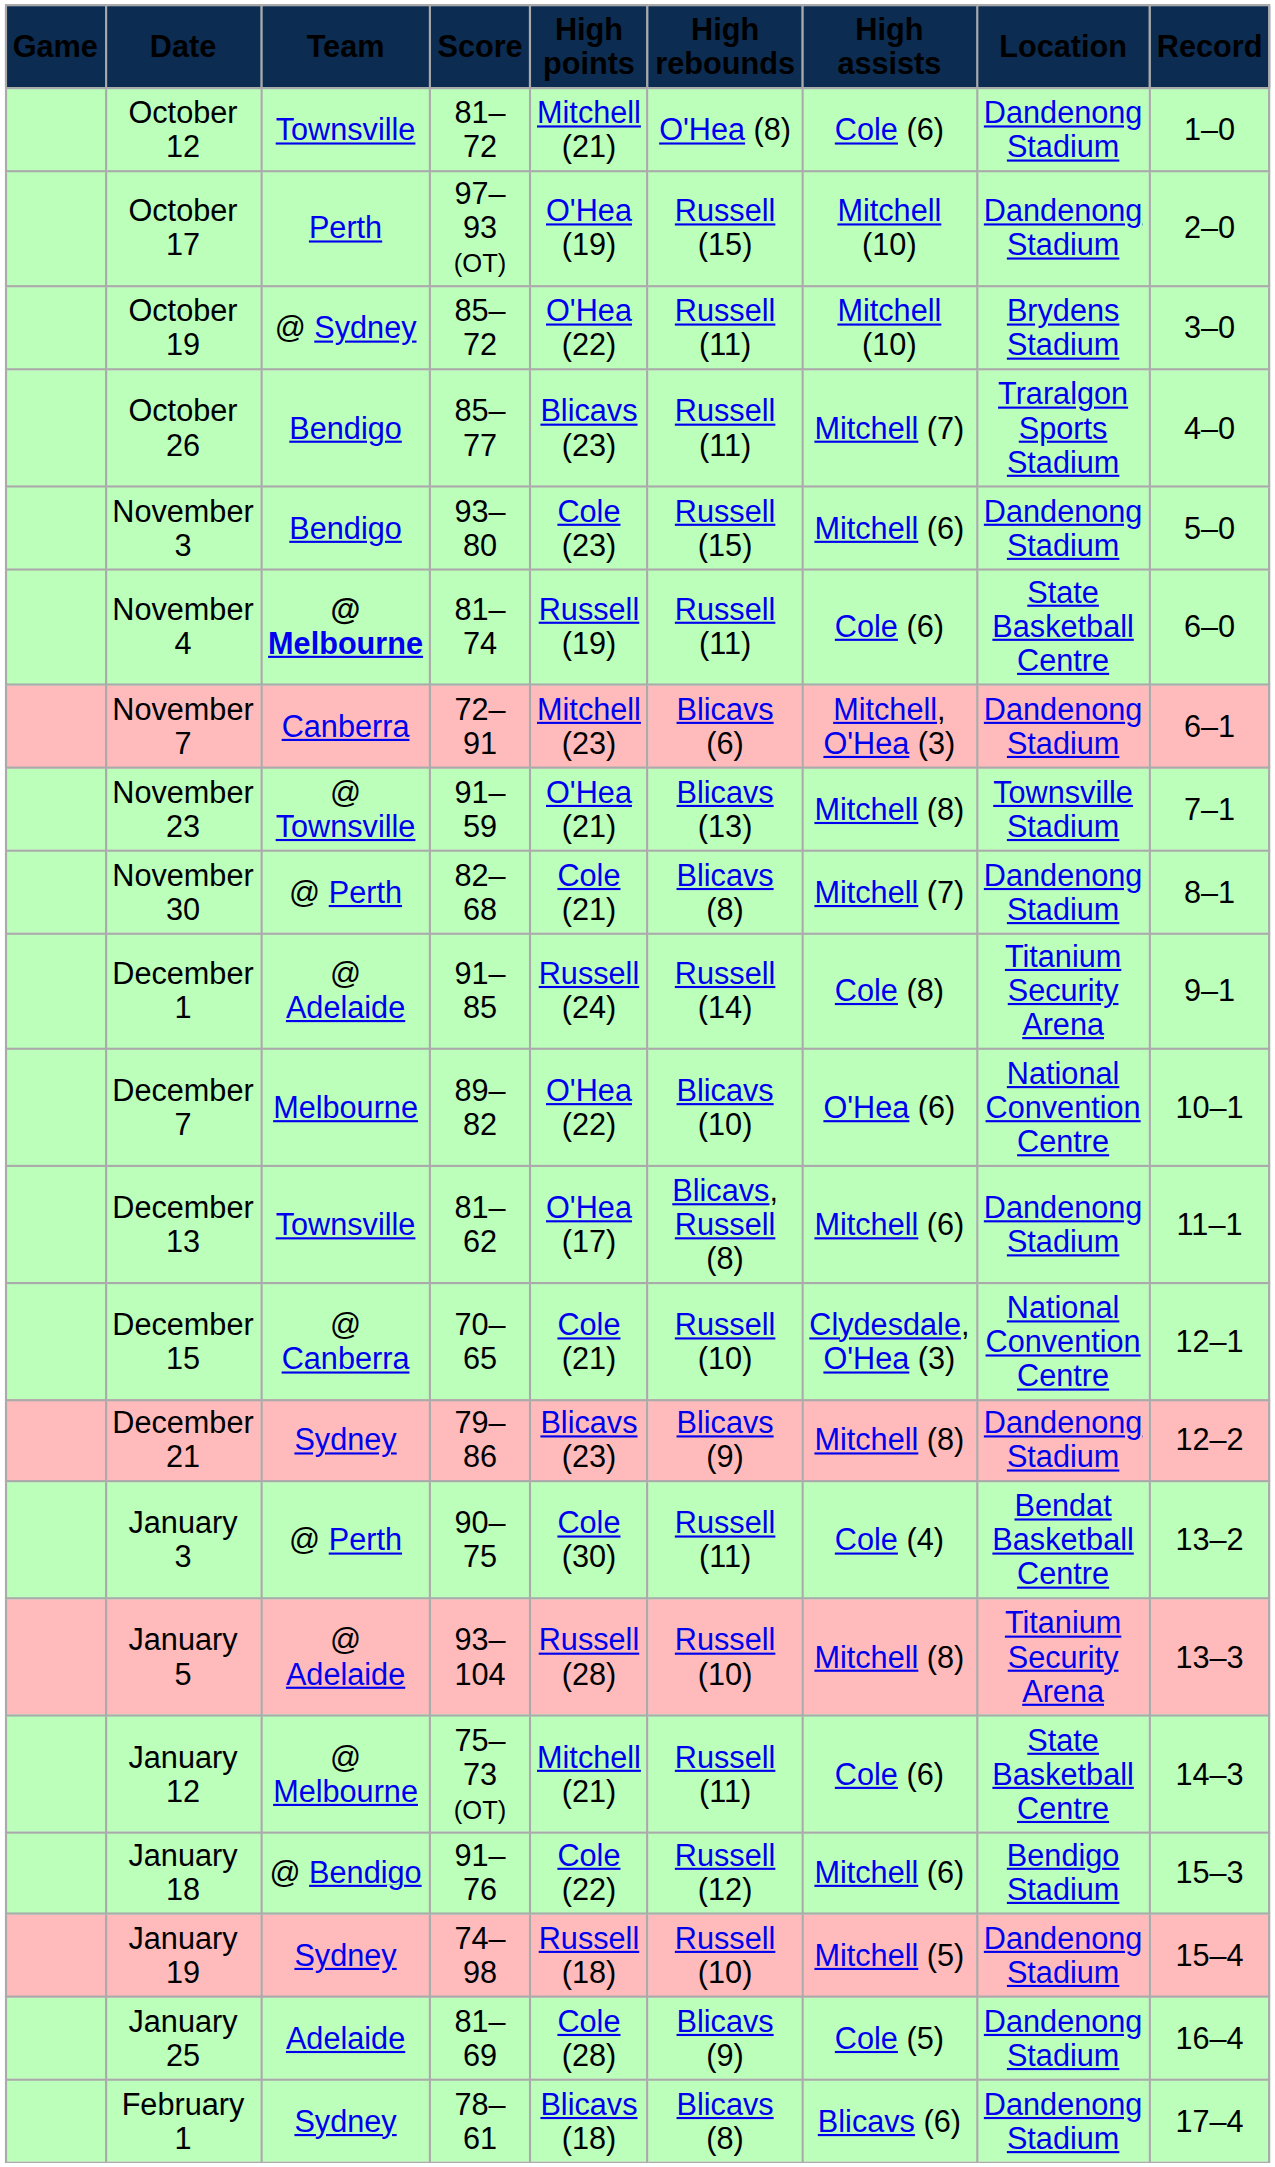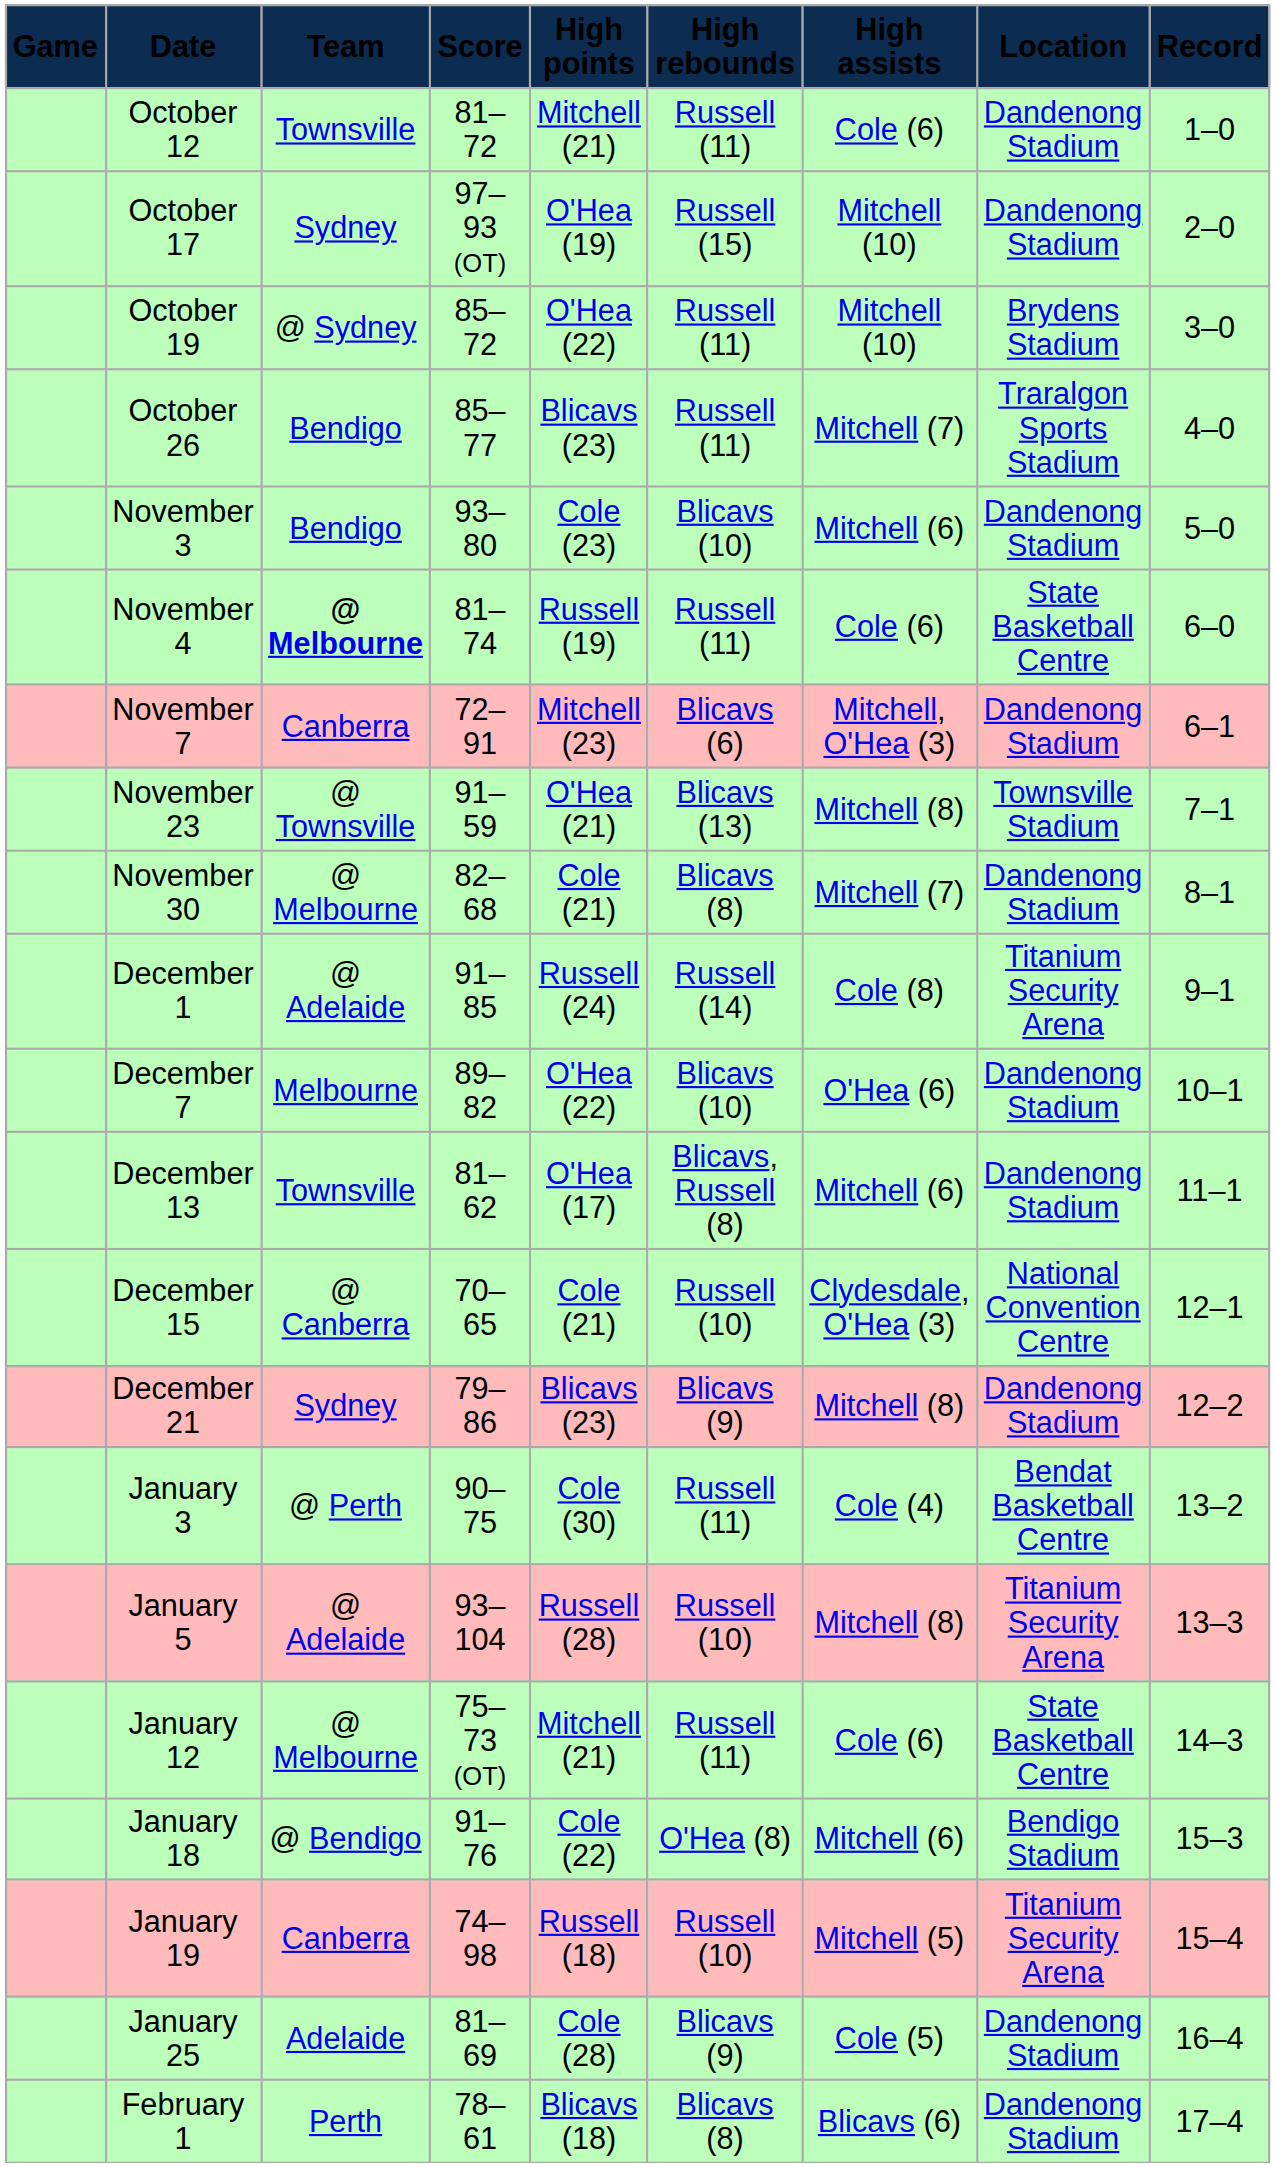(725, 129) O'Hea (8) -> (725, 129) Russell (11)
(346, 229) Perth -> (346, 229) Sydney
(725, 528) Russell (15) -> (725, 528) Blicavs (10)
(346, 892) @ Perth -> (346, 892) @ Melbourne
(1063, 1108) National Convention Centre -> (1063, 1091) Dandenong Stadium
(725, 1873) Russell (12) -> (725, 1839) O'Hea (8)
(346, 1956) Sydney -> (346, 1939) Canberra
(1063, 1956) Dandenong Stadium -> (1063, 1939) Titanium Security Arena
(346, 2121) Sydney -> (346, 2121) Perth
